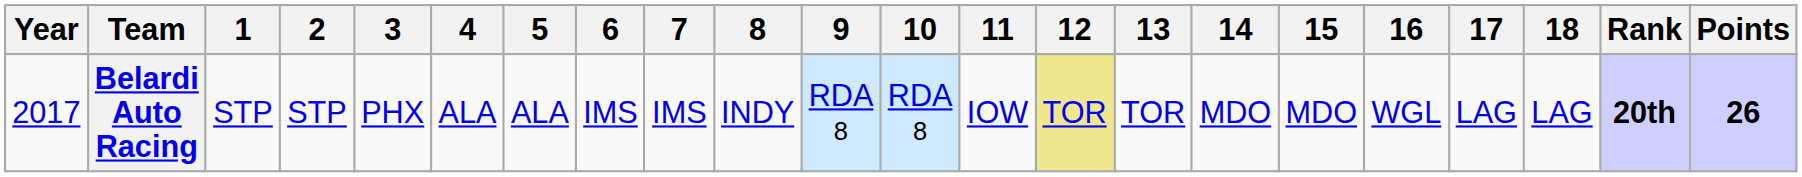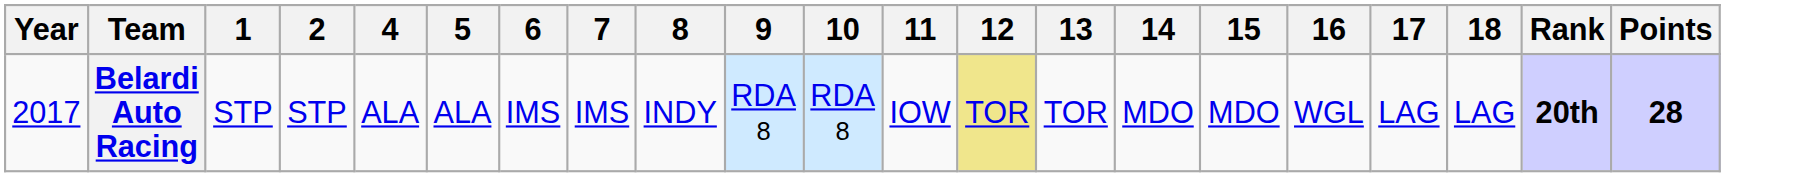- column: (393, 30)
(1743, 112) 26 -> (1666, 112) 28
